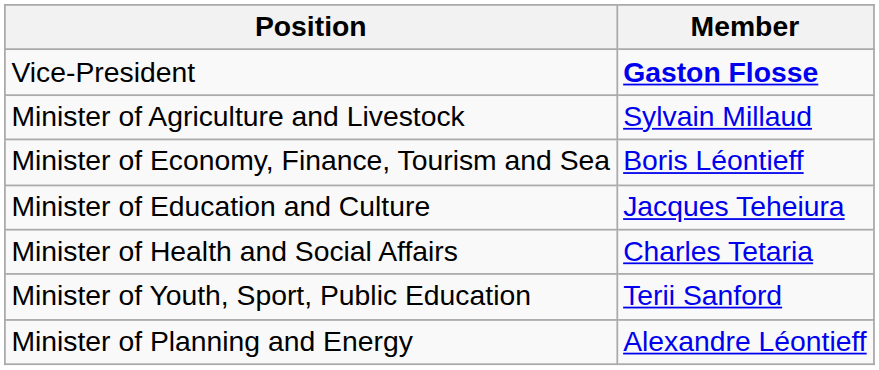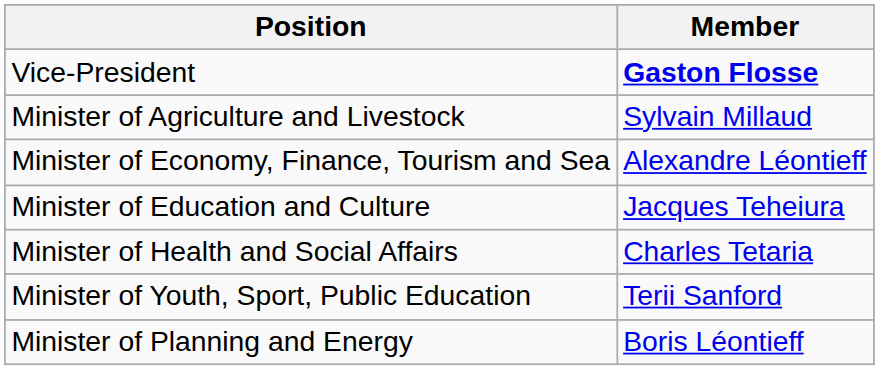(713, 161) Boris Léontieff -> (745, 161) Alexandre Léontieff
(745, 341) Alexandre Léontieff -> (713, 341) Boris Léontieff
